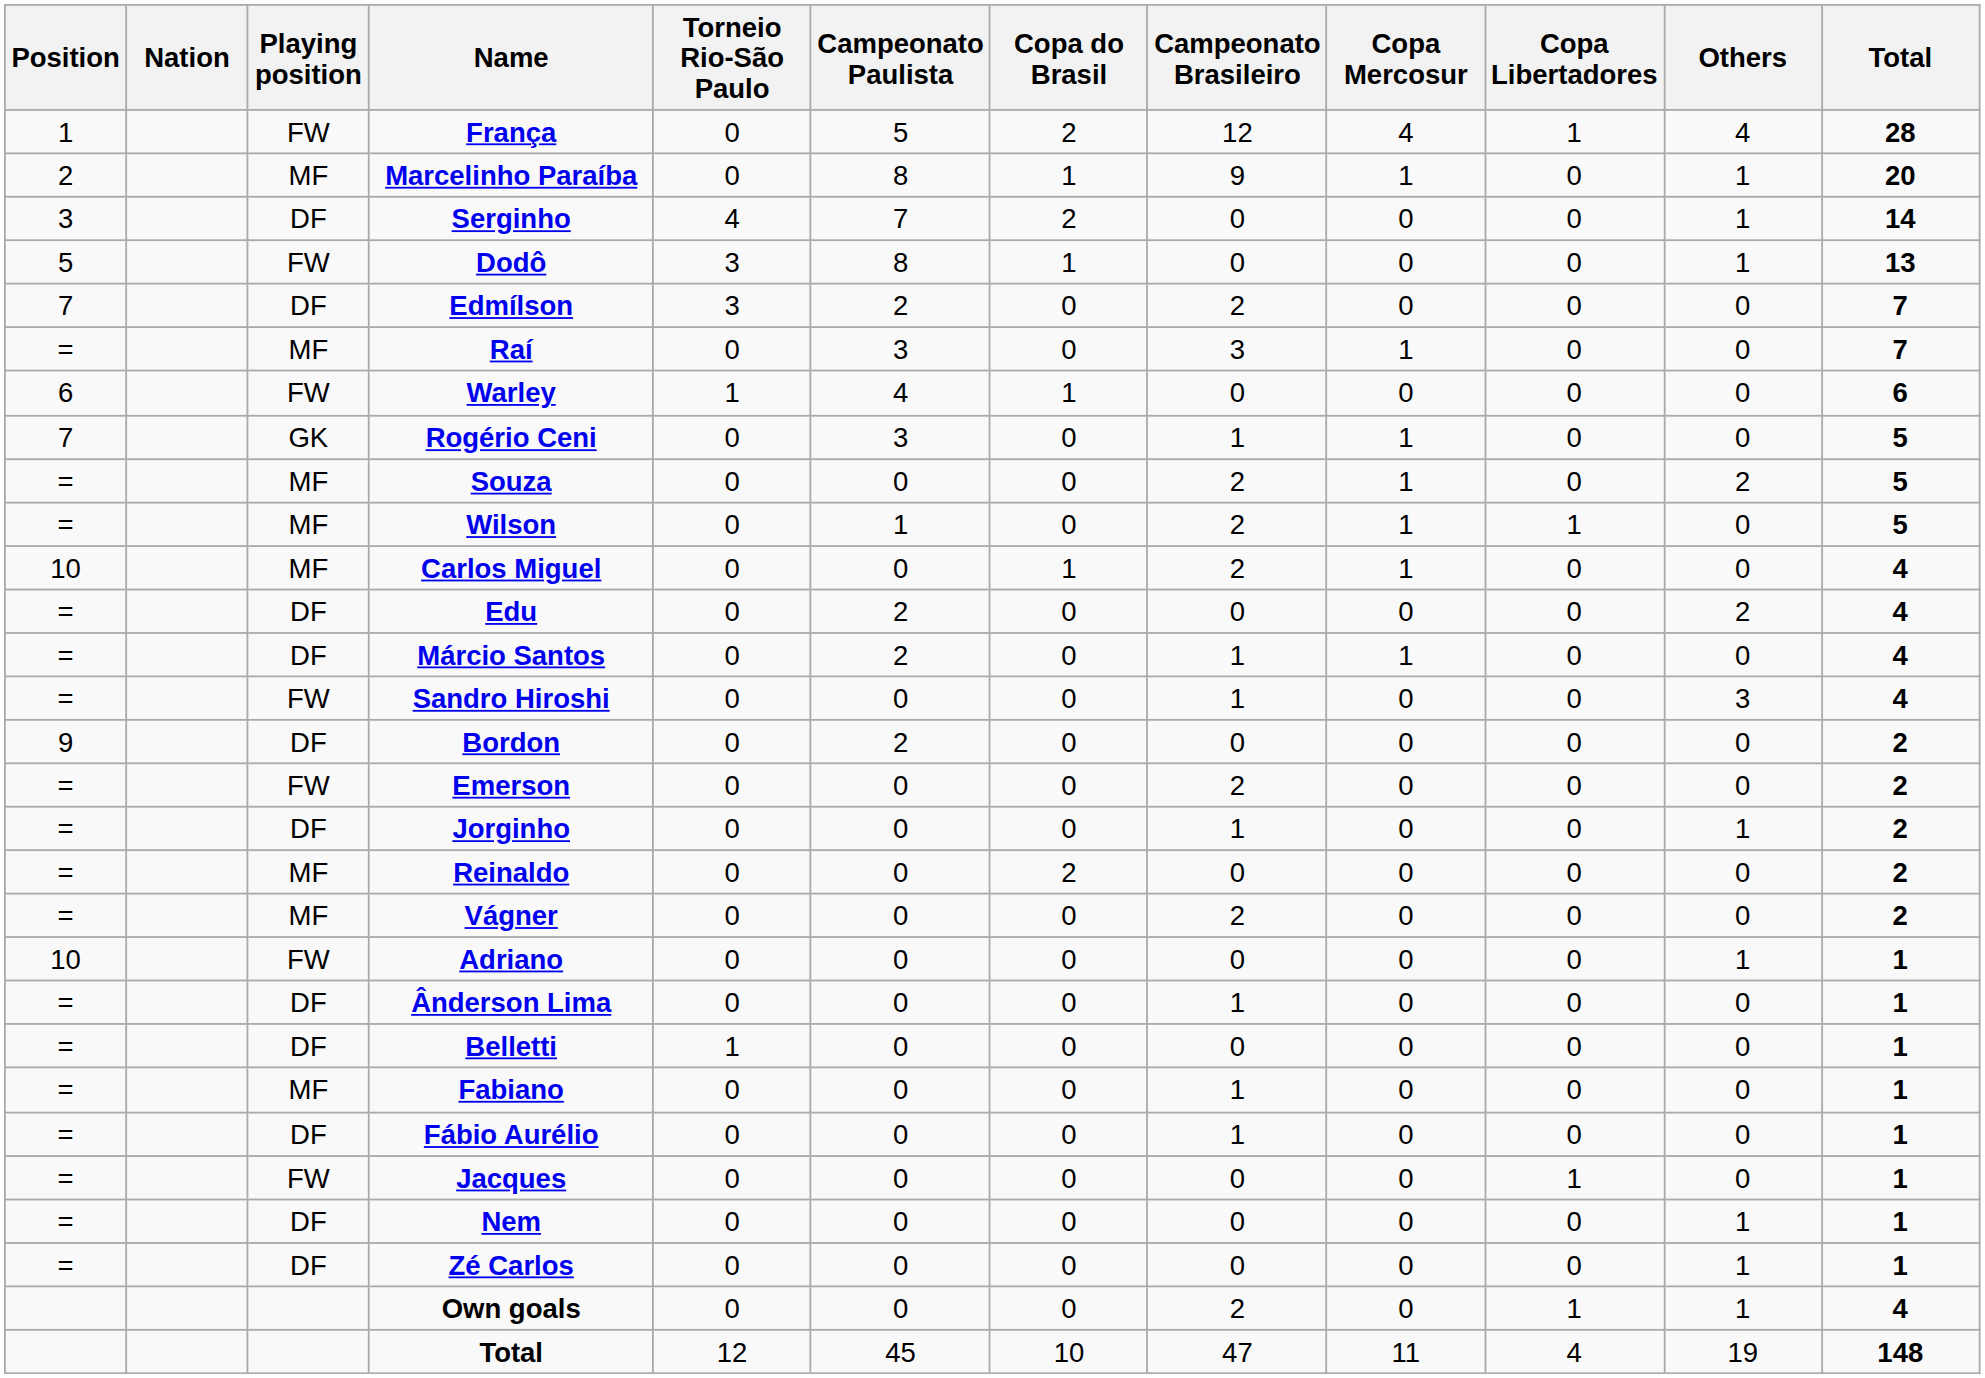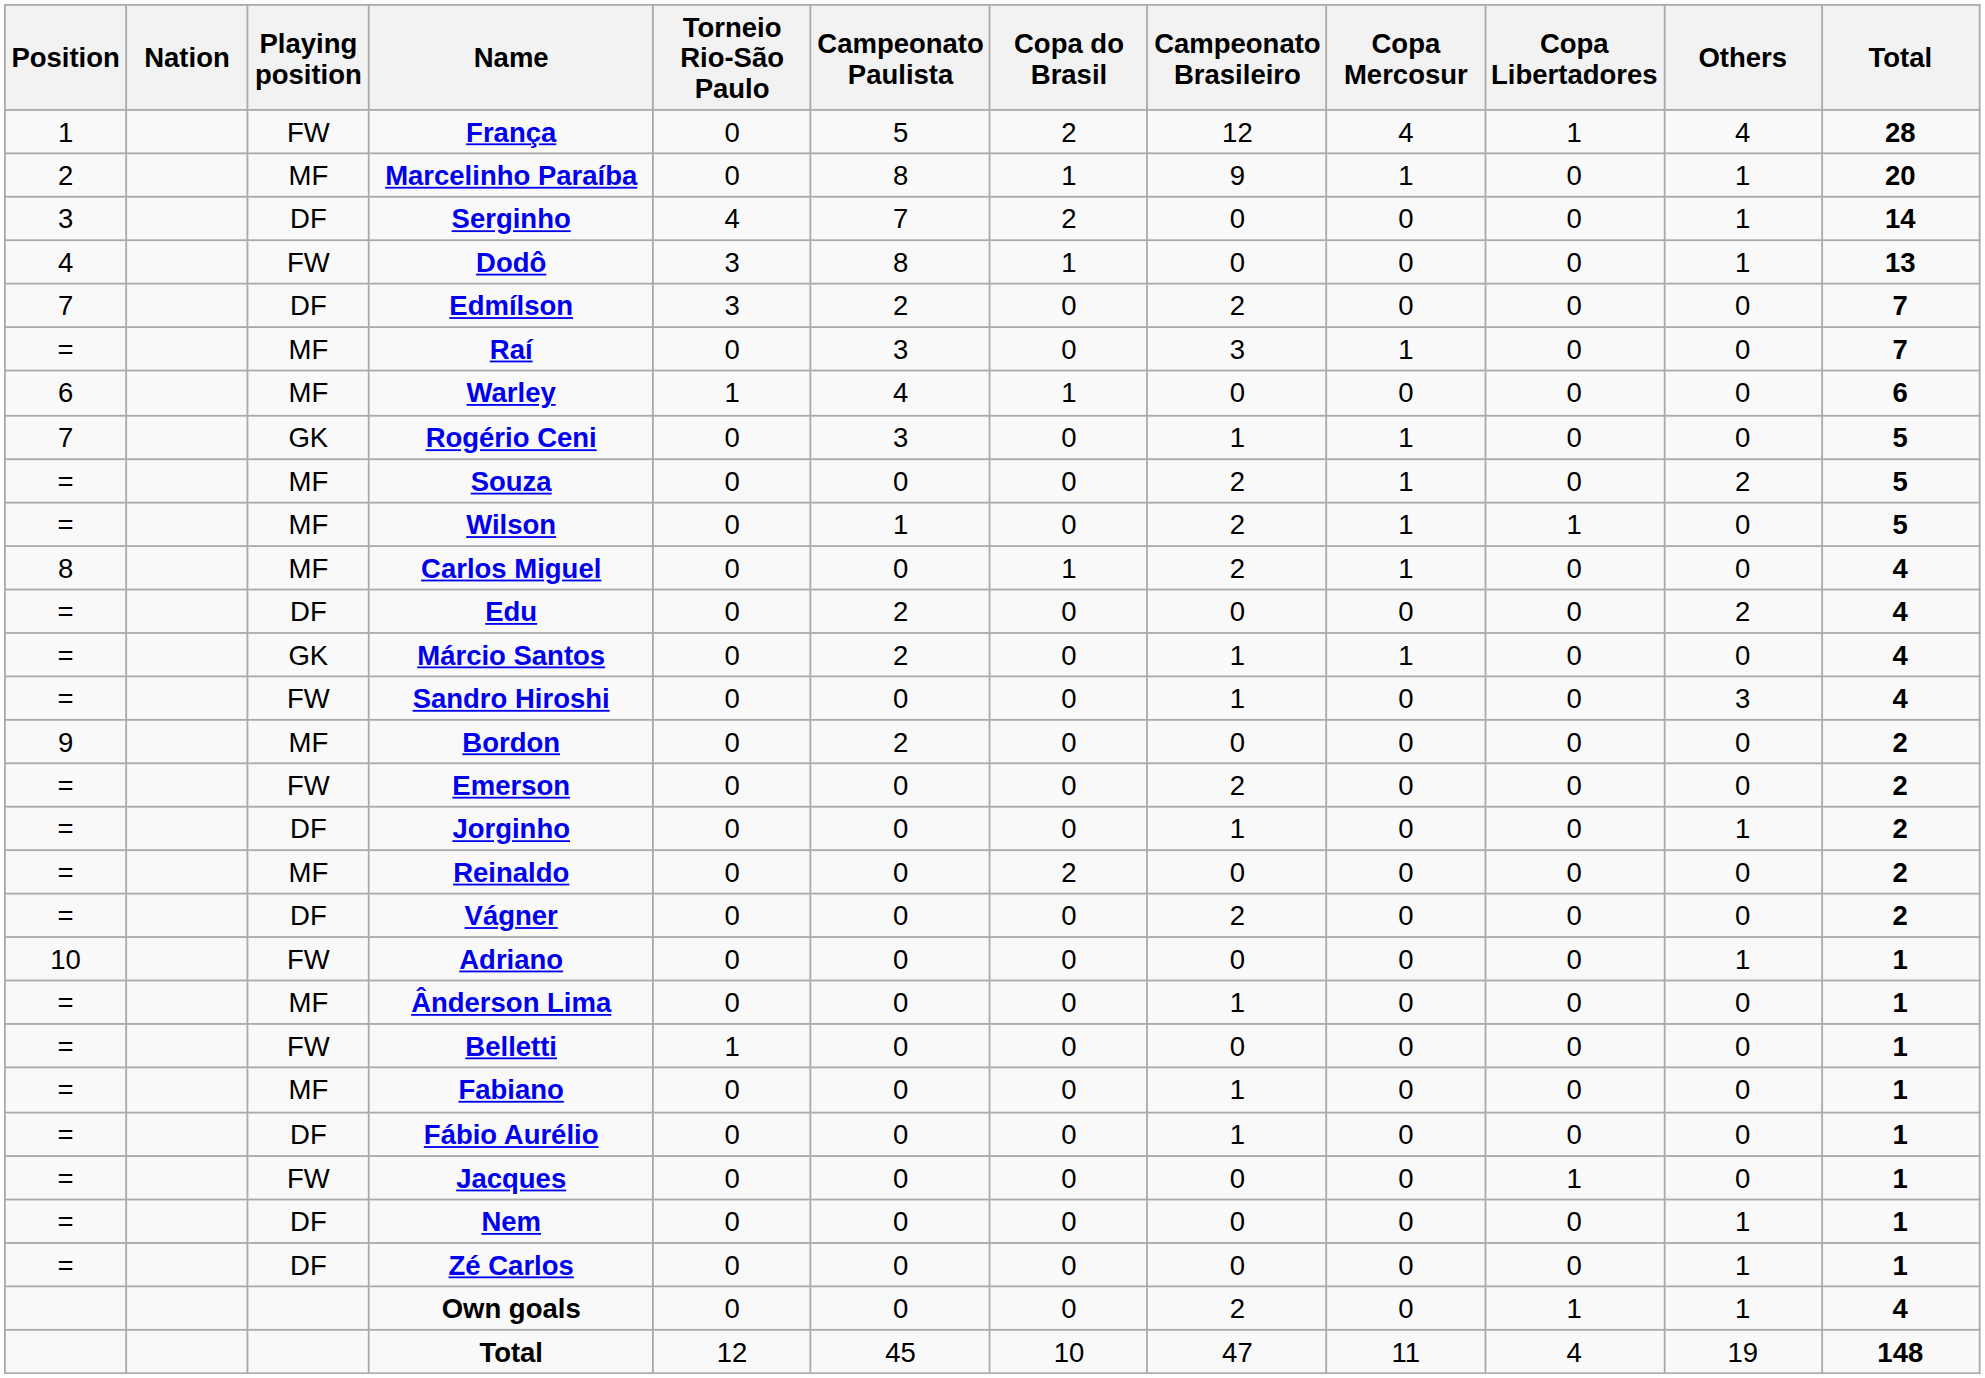(66, 263) 5 -> (66, 263) 4
(308, 393) FW -> (308, 393) MF
(66, 567) 10 -> (66, 567) 8
(308, 655) DF -> (308, 655) GK
(308, 742) DF -> (308, 742) MF
(308, 916) MF -> (308, 916) DF
(308, 1003) DF -> (308, 1003) MF
(308, 1047) DF -> (308, 1047) FW
